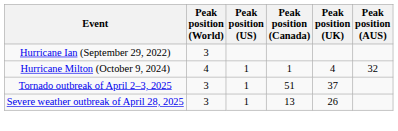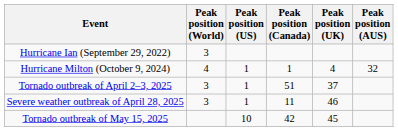(289, 102) 13 -> (289, 102) 11
(333, 102) 26 -> (333, 102) 46
+ row: (95, 118)
